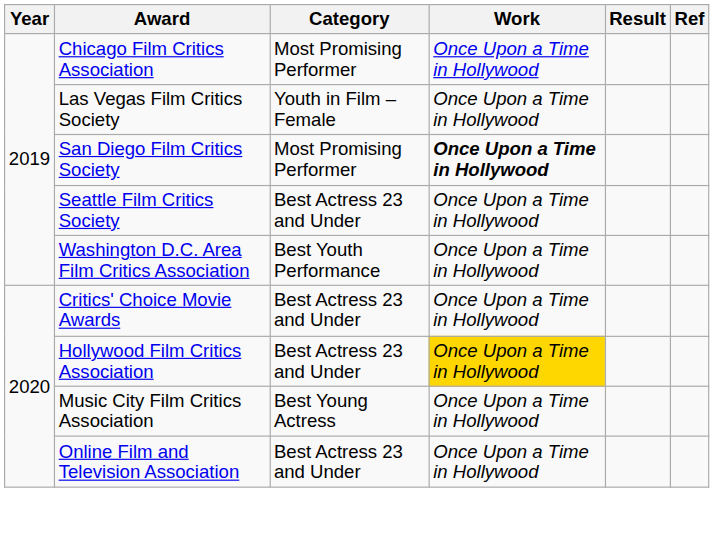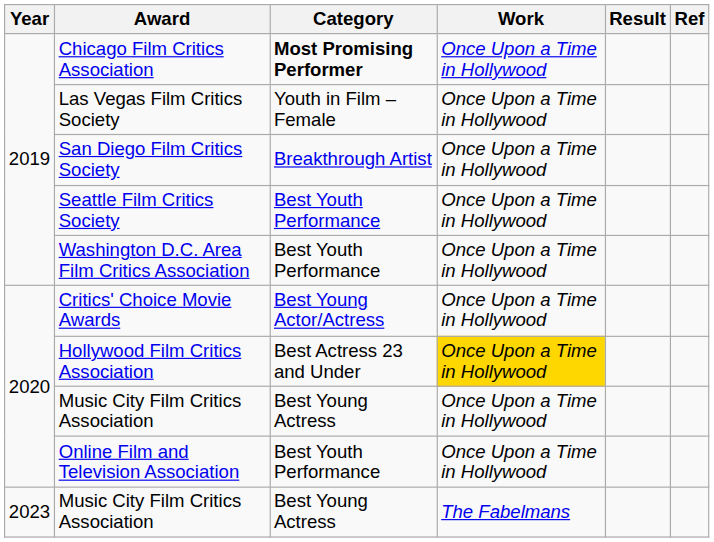(338, 59) normal -> (344, 59) bold
(338, 159) Most Promising Performer -> (353, 159) Breakthrough Artist
(515, 159) bold -> (519, 159) normal
(338, 210) Best Actress 23 and Under -> (327, 210) Best Youth Performance
(338, 310) Best Actress 23 and Under -> (329, 310) Best Young Actor/Actress
(338, 461) Best Actress 23 and Under -> (327, 461) Best Youth Performance
+ row: (30, 511)
